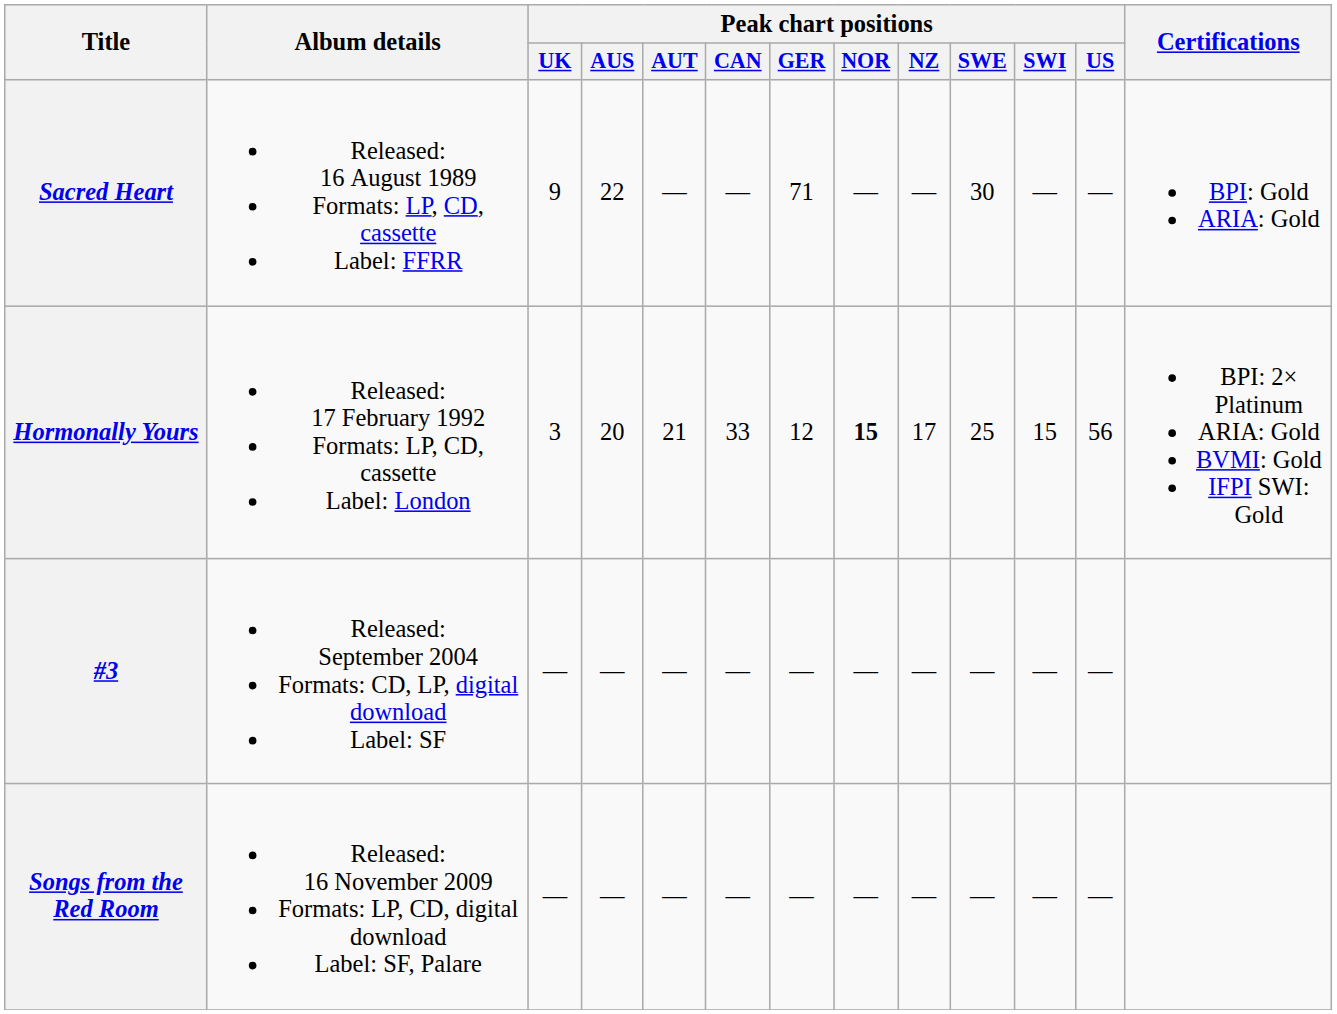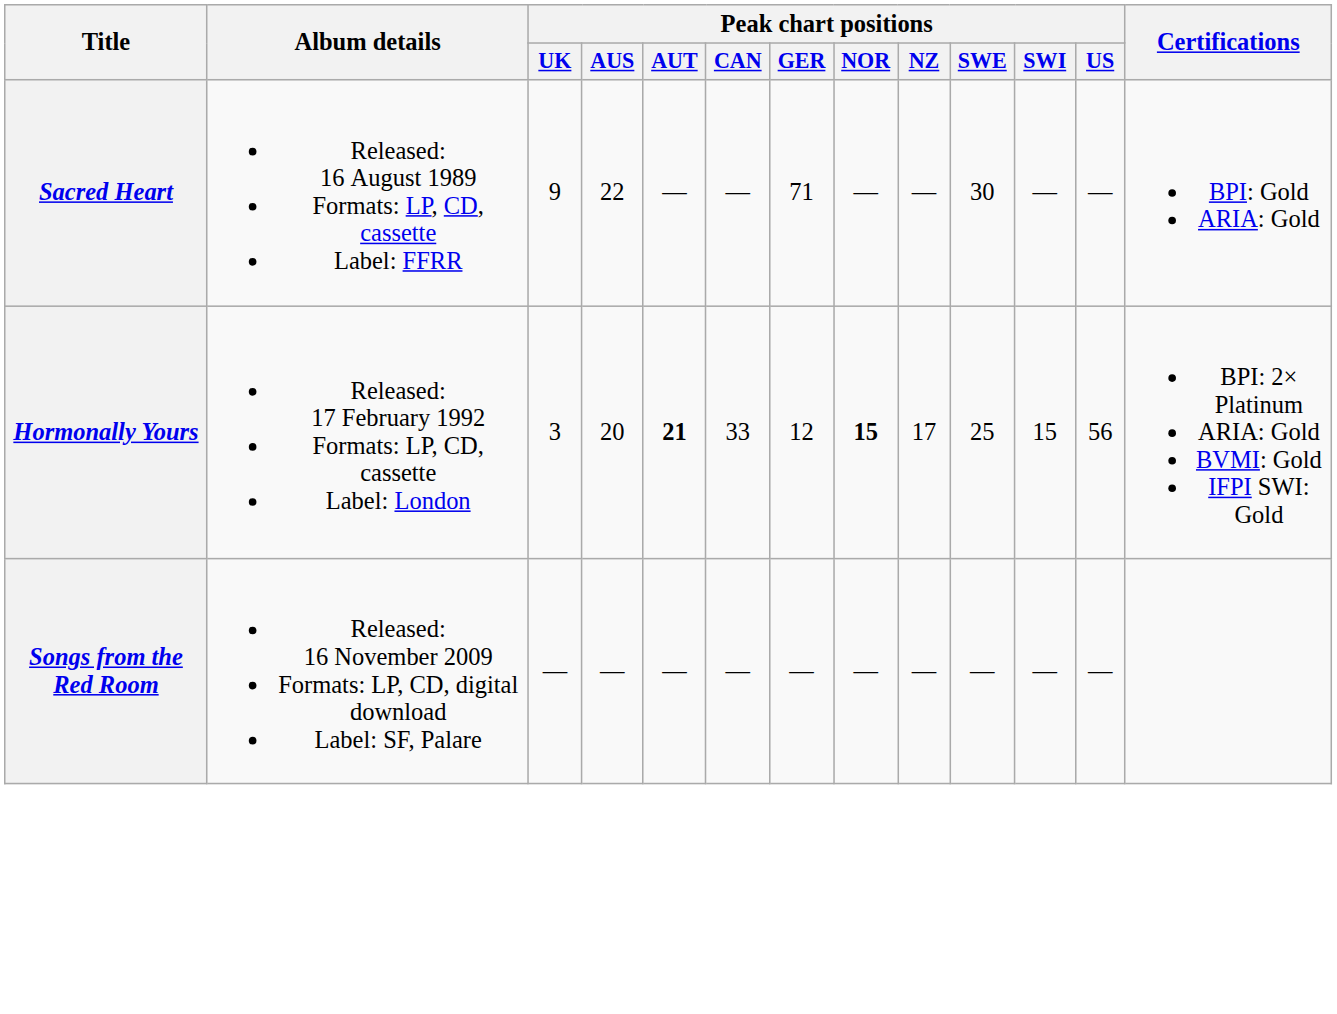(674, 431) normal -> (674, 431) bold
- row: (106, 670)
